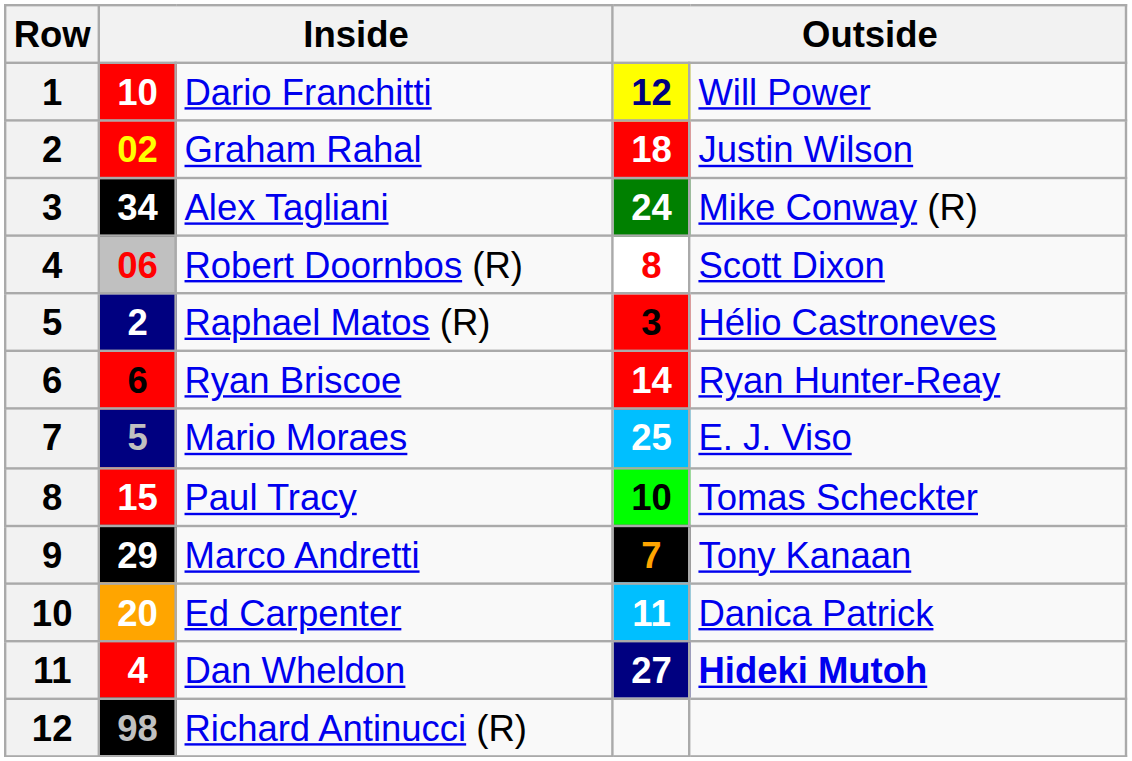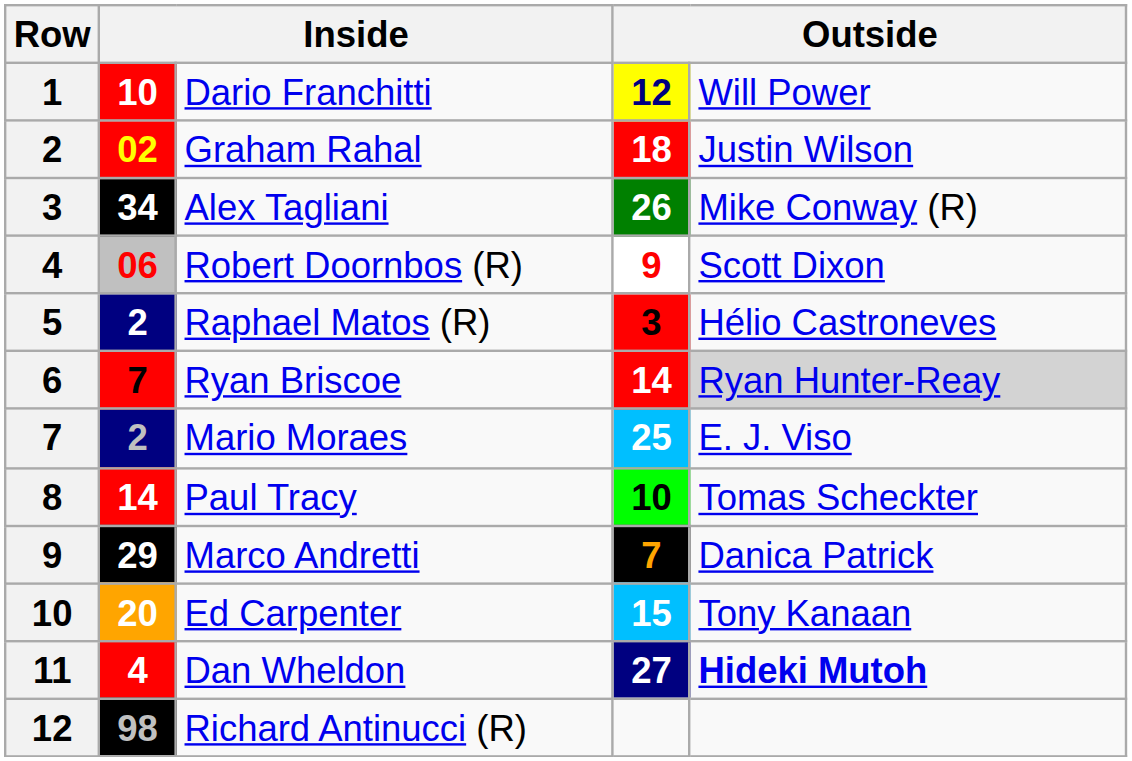(651, 208) 24 -> (651, 208) 26
(651, 265) 8 -> (651, 265) 9
(138, 381) 6 -> (138, 381) 7
(849, 381) no background -> (849, 381) lightgrey background
(138, 439) 5 -> (138, 439) 2
(138, 496) 15 -> (138, 496) 14
(805, 554) Tony Kanaan -> (816, 554) Danica Patrick
(651, 612) 11 -> (651, 612) 15
(816, 612) Danica Patrick -> (805, 612) Tony Kanaan
